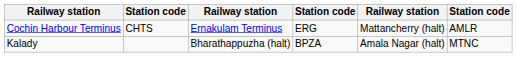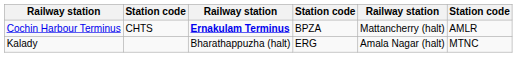(236, 28) normal -> (240, 28) bold
(306, 28) ERG -> (308, 28) BPZA
(308, 44) BPZA -> (306, 44) ERG
